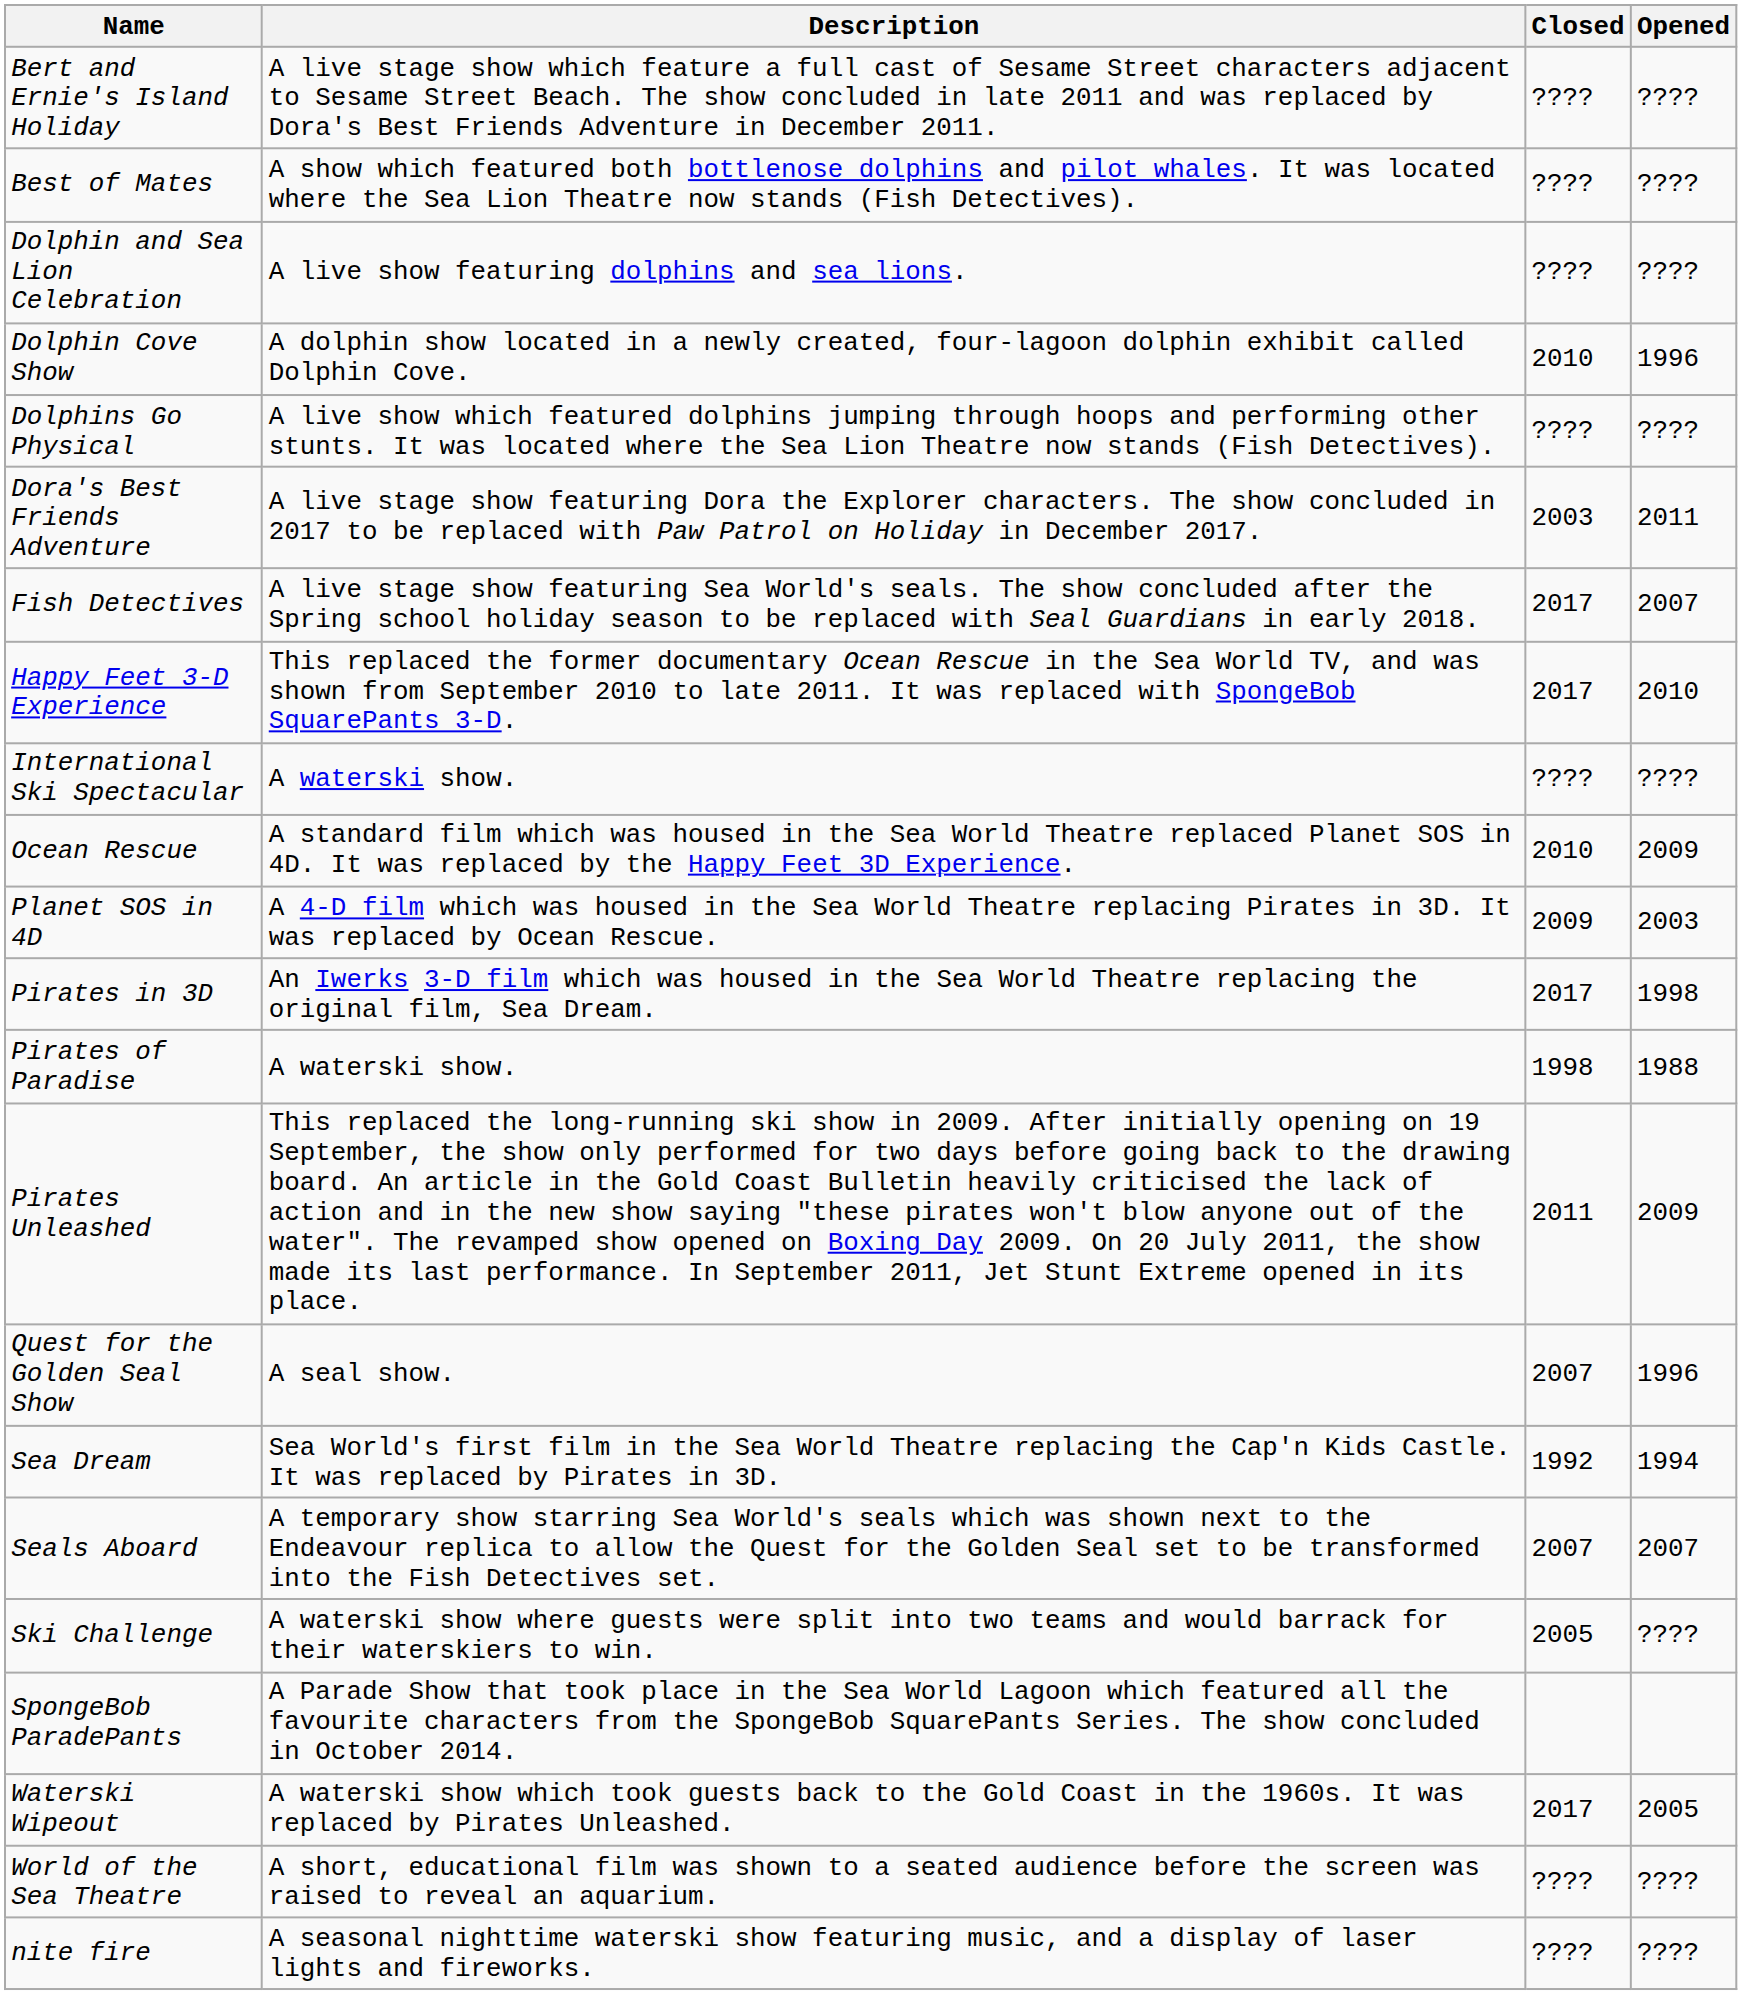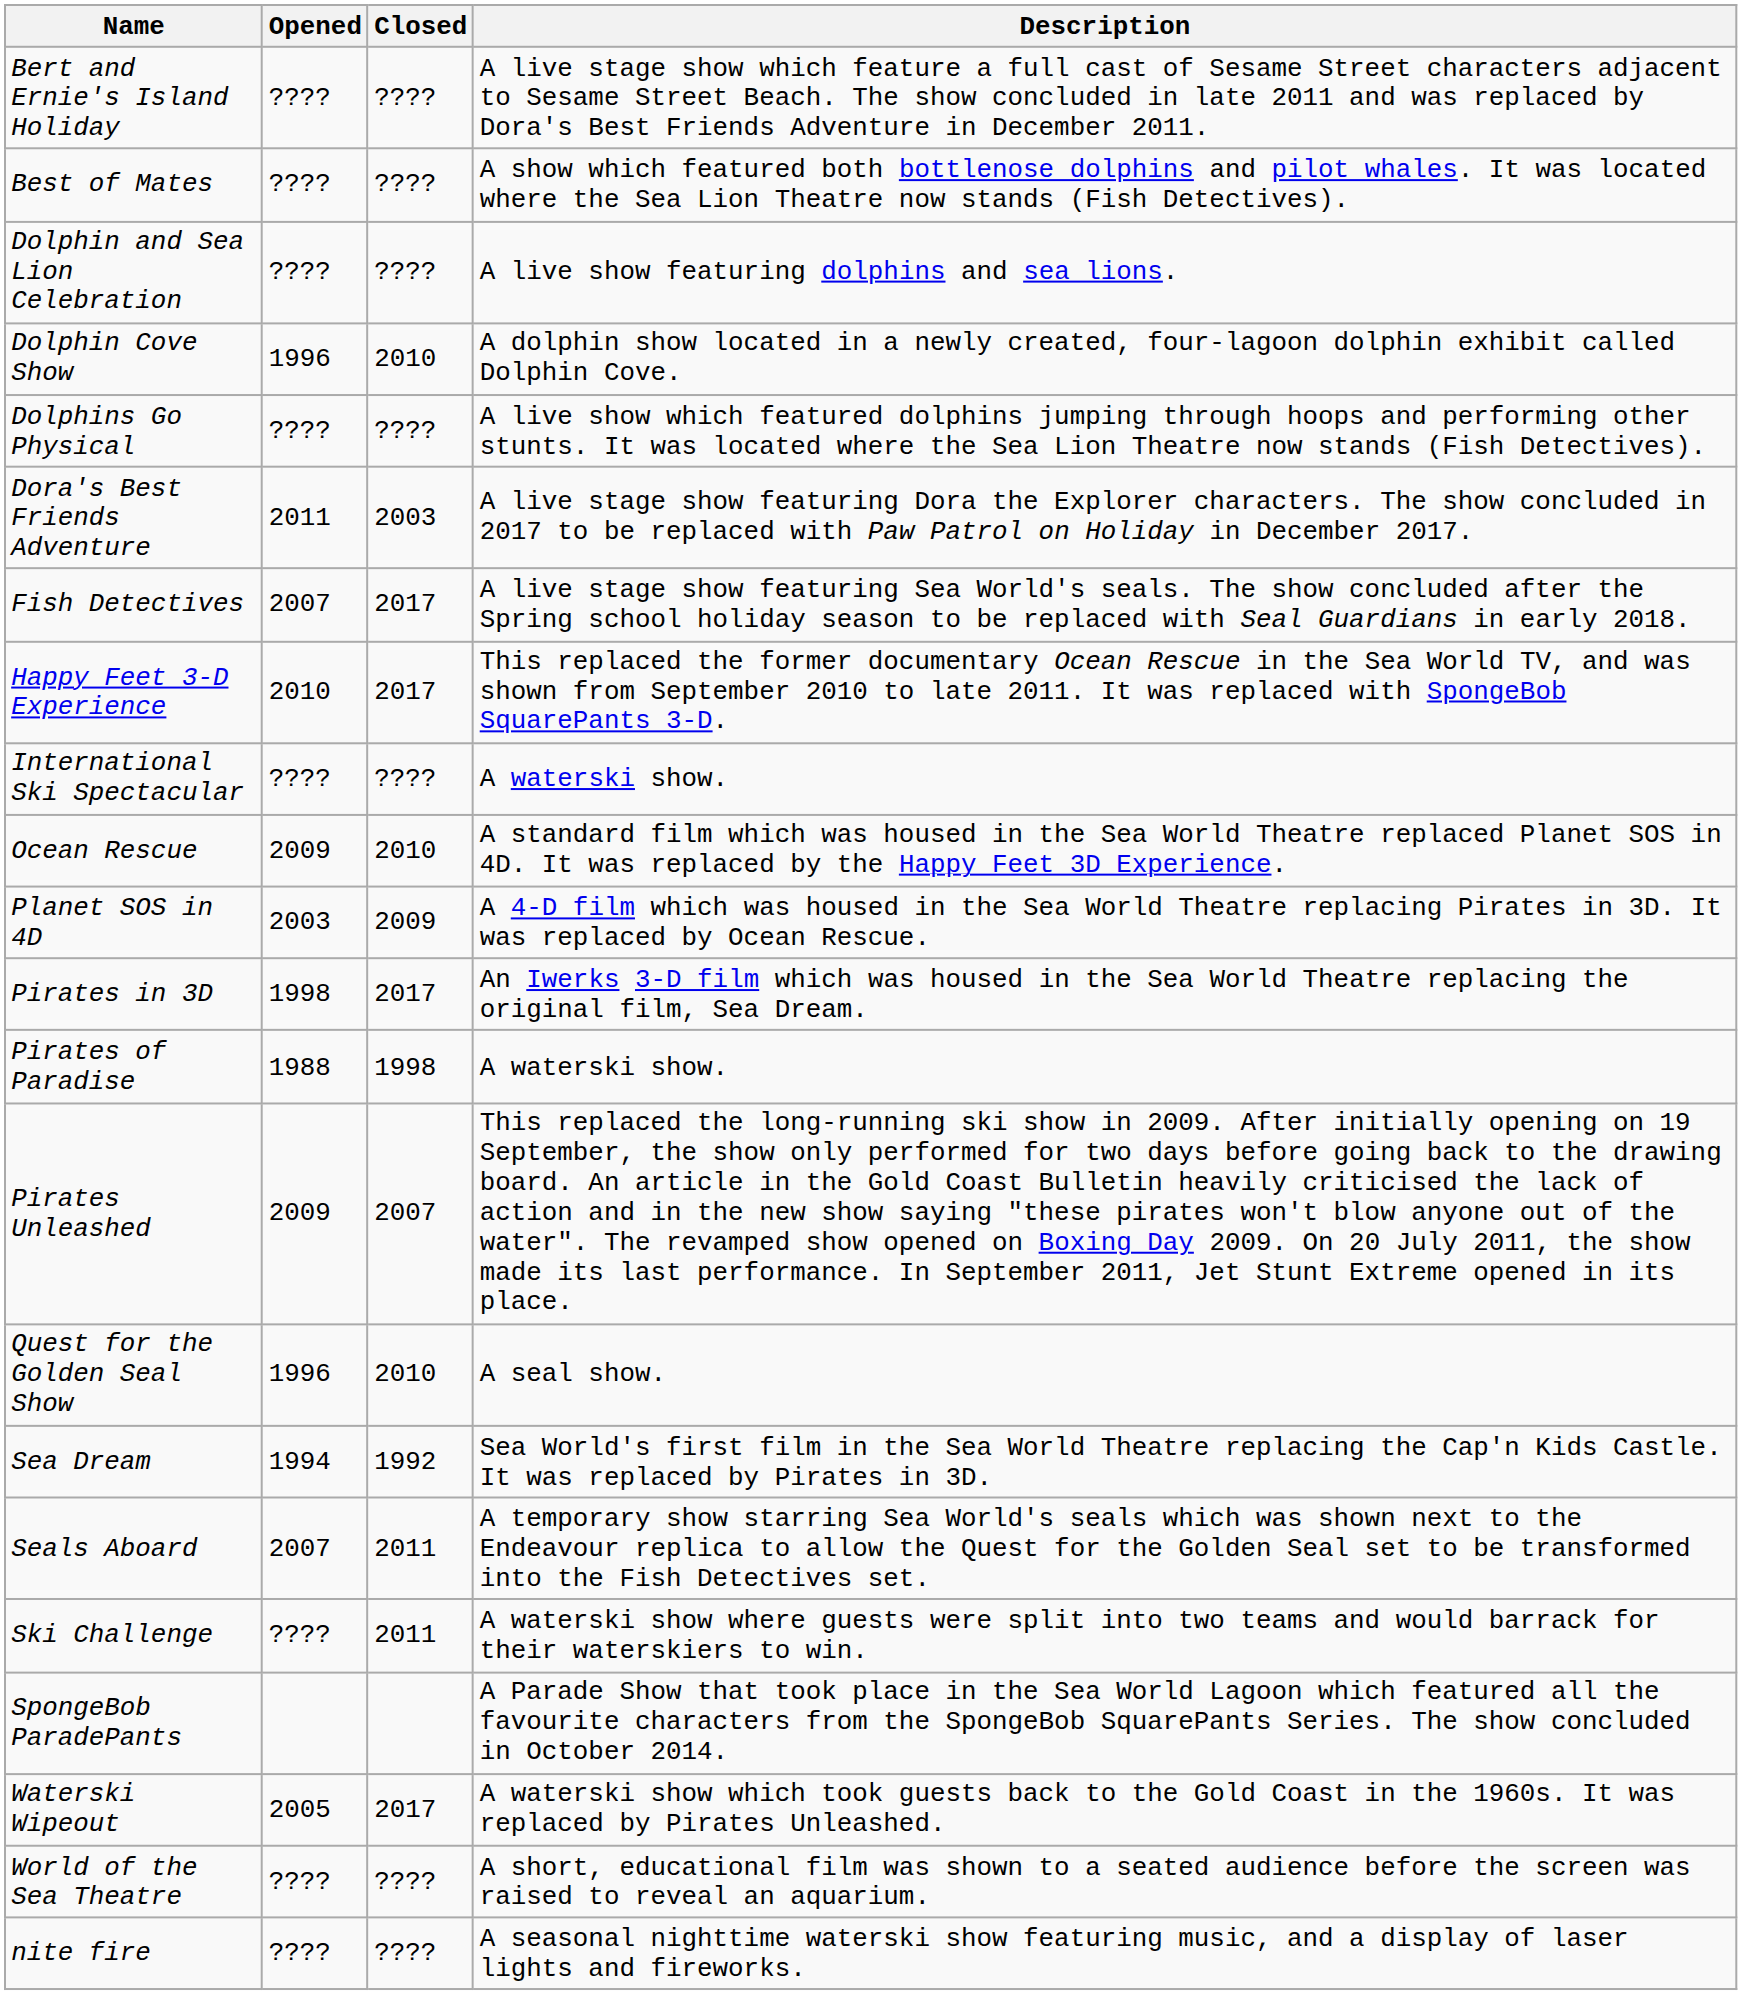columns swapped: (1684, 26) <-> (894, 26)
(1563, 1213) 2011 -> (405, 1213) 2007
(1563, 1375) 2007 -> (405, 1375) 2010
(1563, 1549) 2007 -> (405, 1549) 2011
(1563, 1636) 2005 -> (405, 1636) 2011
